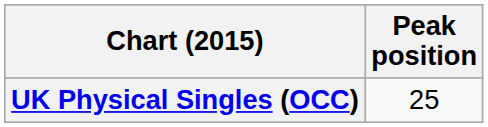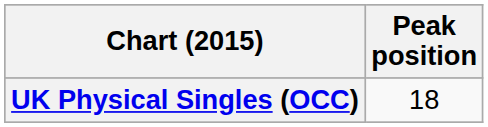(424, 99) 25 -> (424, 99) 18
